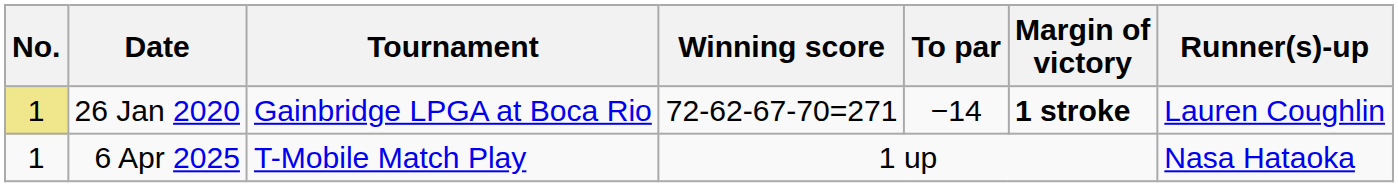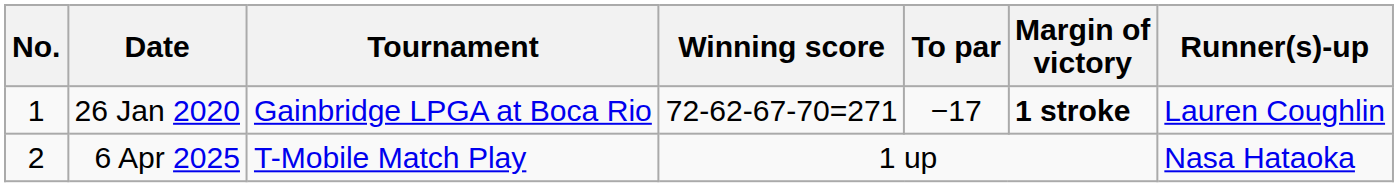(36, 110) khaki background -> (36, 110) no background
(956, 110) −14 -> (956, 110) −17
(36, 158) 1 -> (36, 158) 2
